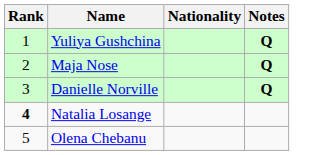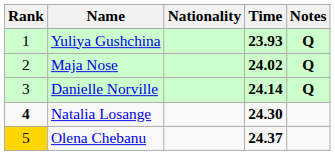+ column: (265, 16)
(26, 138) no background -> (26, 138) gold background
